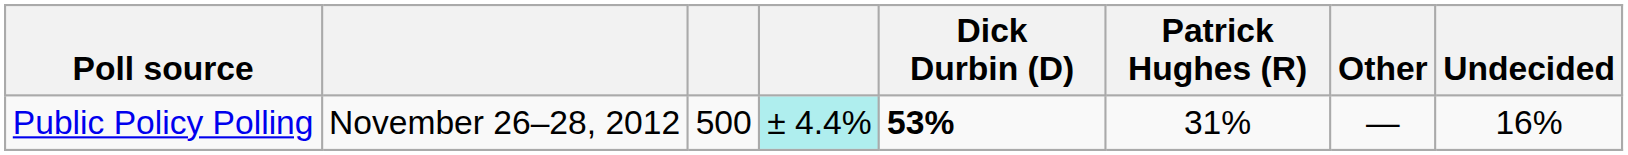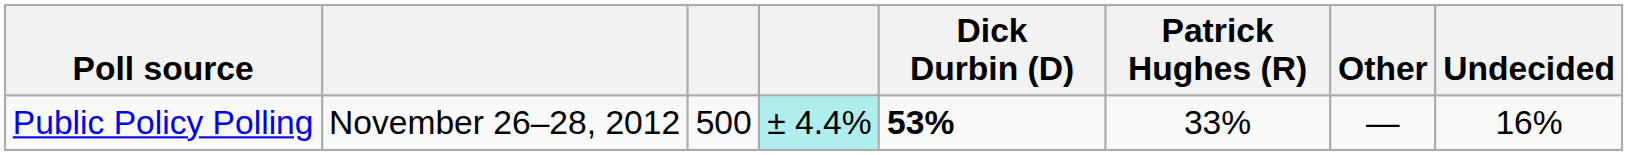(1218, 122) 31% -> (1218, 122) 33%
